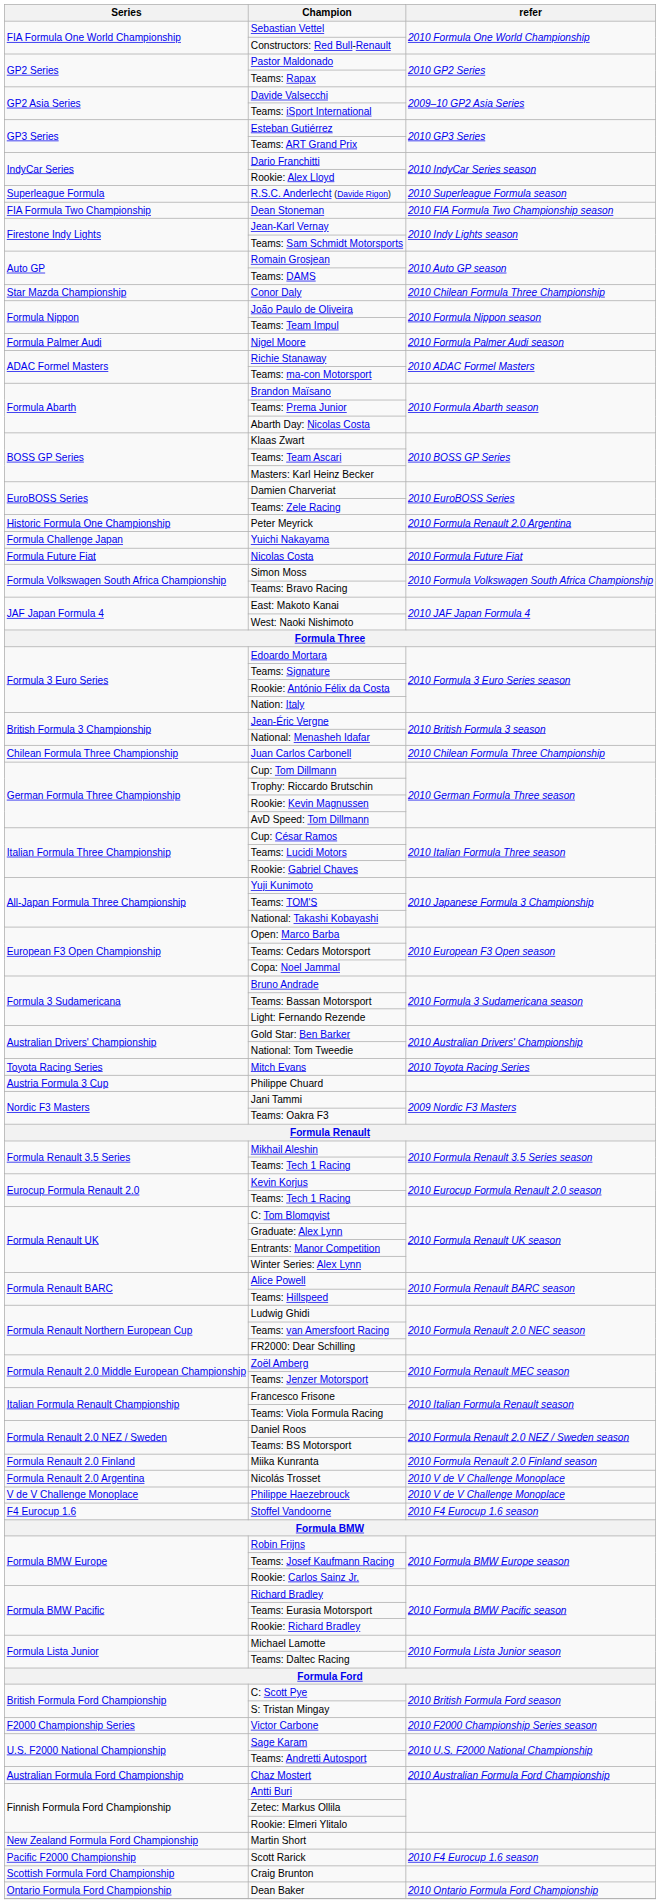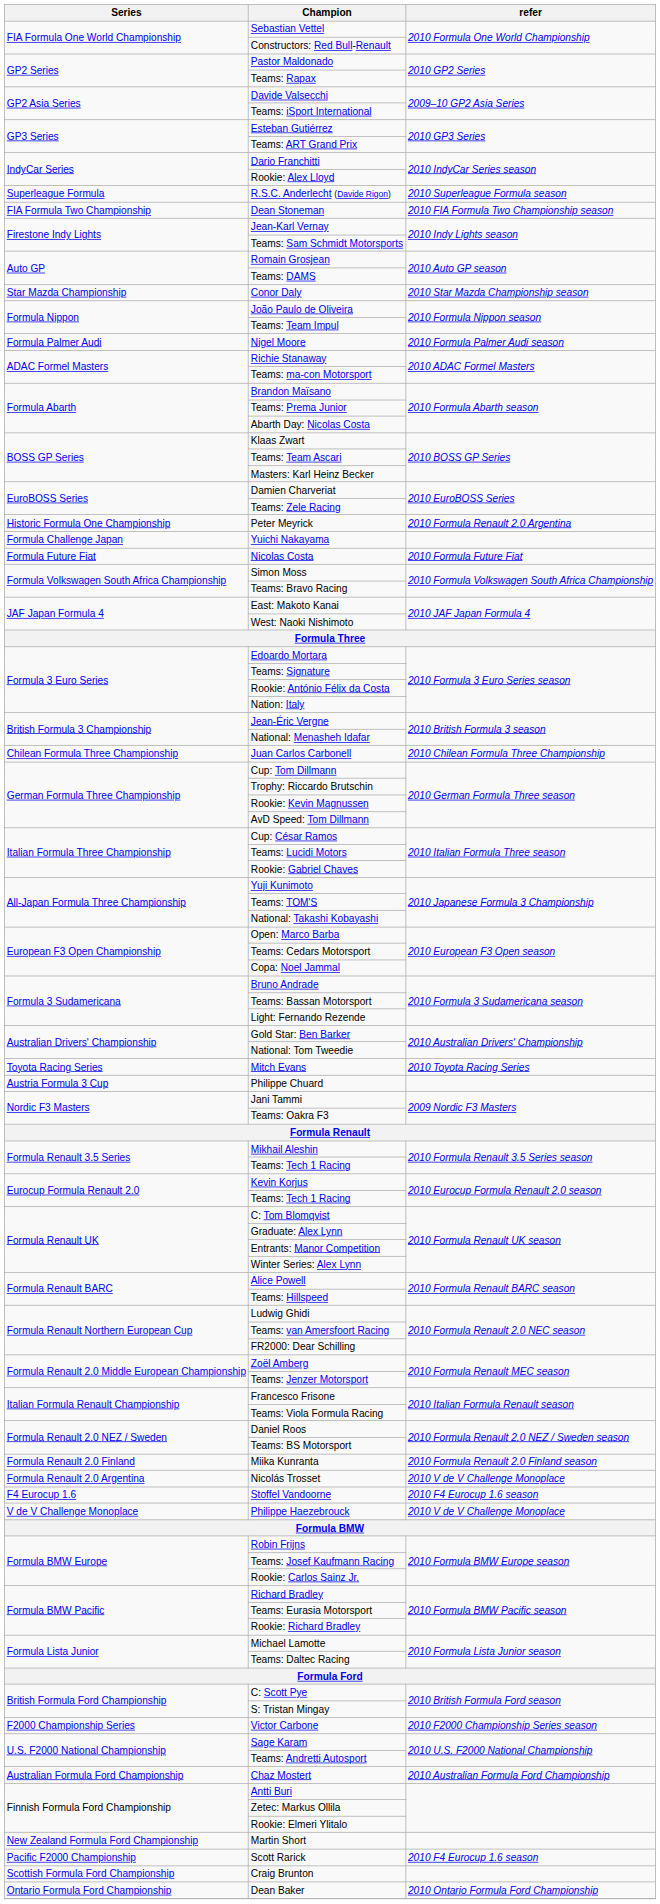(506, 293) 2010 Chilean Formula Three Championship -> (498, 293) 2010 Star Mazda Championship season
rows swapped: (41, 1511) <-> (73, 1495)
